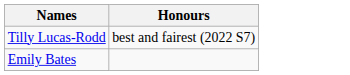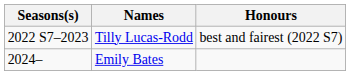+ column: (48, 15)
